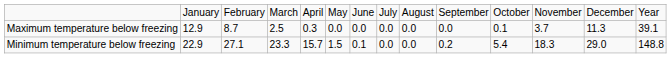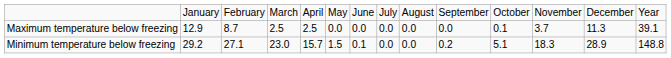(310, 28) 0.3 -> (310, 28) 2.5
(193, 45) 22.9 -> (193, 45) 29.2
(280, 45) 23.3 -> (280, 45) 23.0
(500, 45) 5.4 -> (500, 45) 5.1
(596, 45) 29.0 -> (596, 45) 28.9
